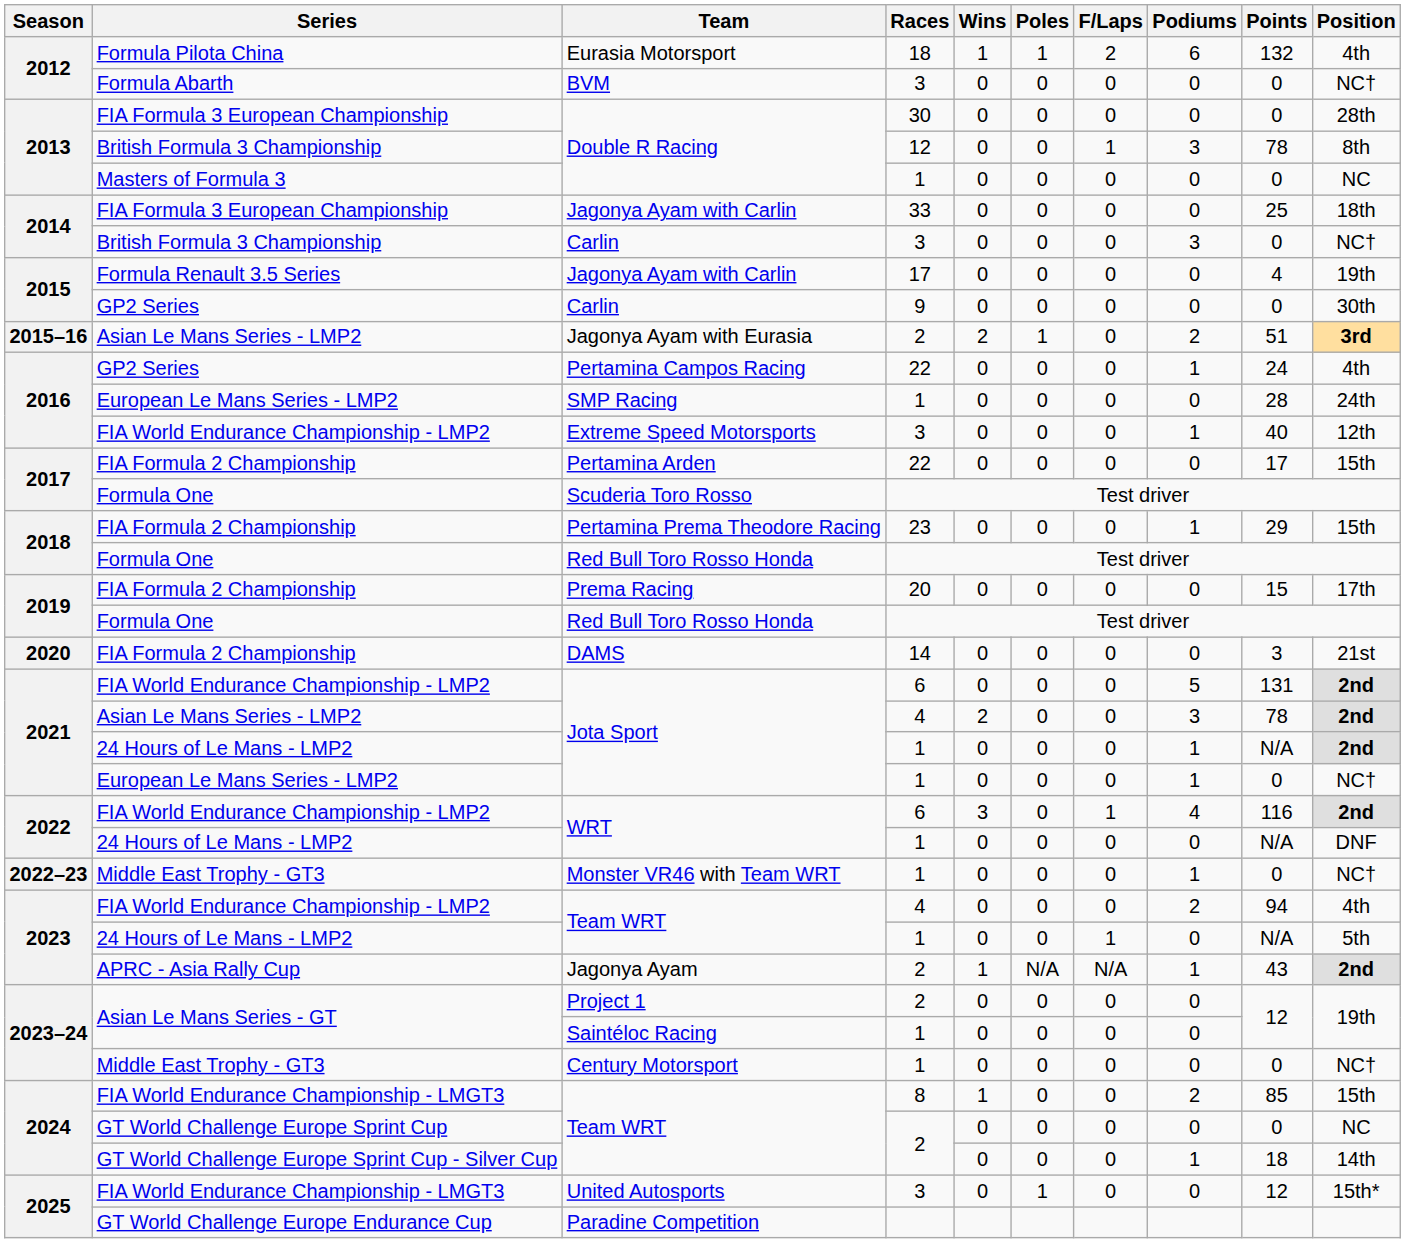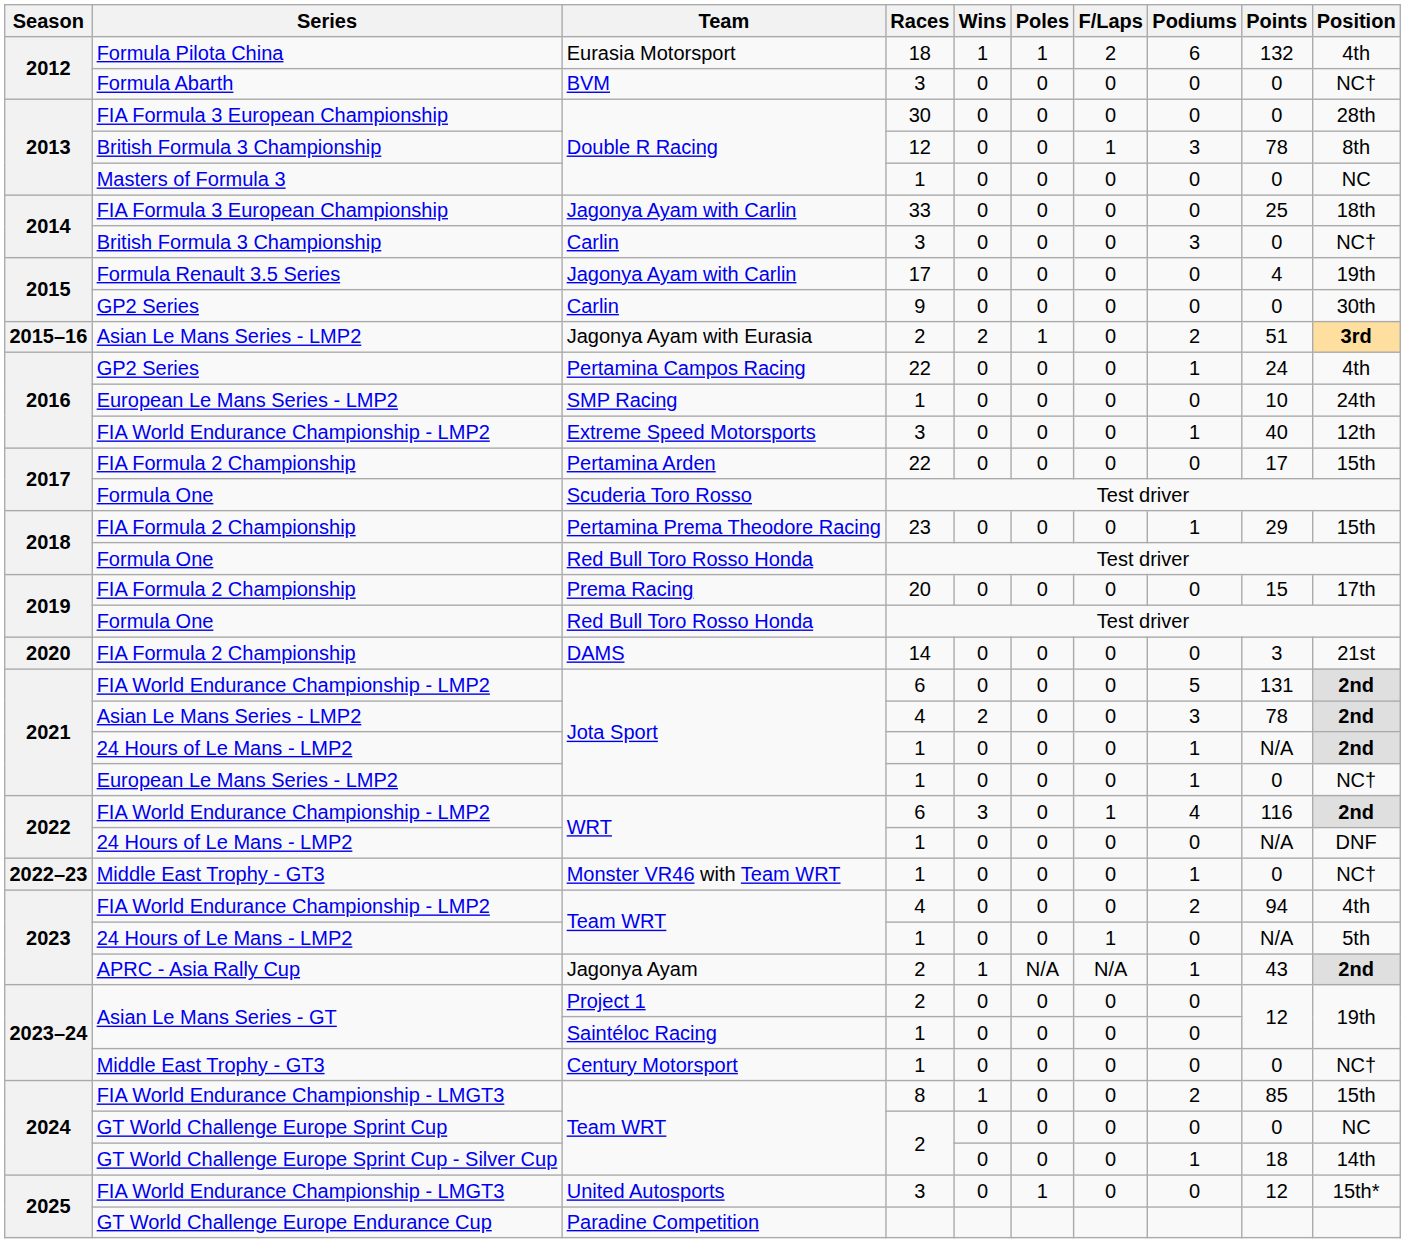(1277, 400) 28 -> (1277, 400) 10
